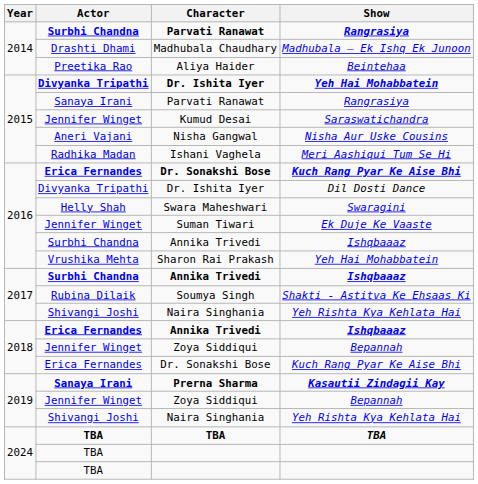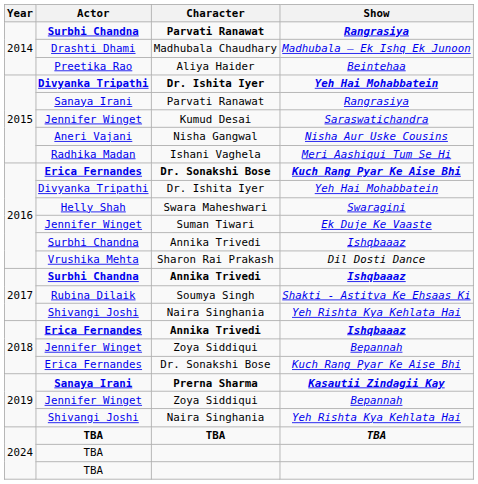(376, 189) Dil Dosti Dance -> (376, 189) Yeh Hai Mohabbatein
(376, 259) Yeh Hai Mohabbatein -> (376, 259) Dil Dosti Dance
